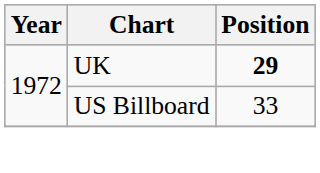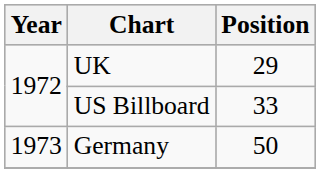(265, 65) bold -> (265, 65) normal
+ row: (121, 146)
